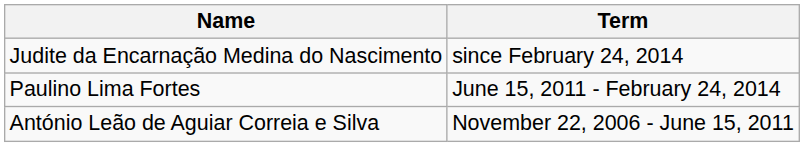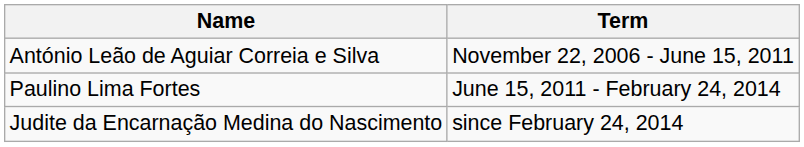rows swapped: (194, 123) <-> (226, 55)
